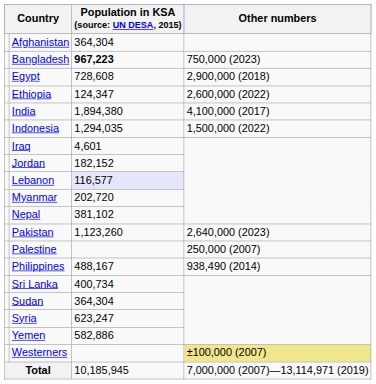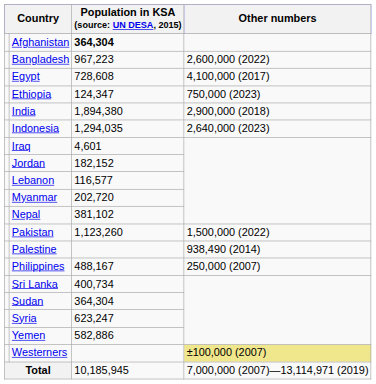(94, 42) normal -> (94, 42) bold
(94, 59) bold -> (94, 59) normal
(224, 59) 750,000 (2023) -> (228, 59) 2,600,000 (2022)
(228, 77) 2,900,000 (2018) -> (228, 77) 4,100,000 (2017)
(228, 94) 2,600,000 (2022) -> (224, 94) 750,000 (2023)
(228, 111) 4,100,000 (2017) -> (228, 111) 2,900,000 (2018)
(228, 128) 1,500,000 (2022) -> (228, 128) 2,640,000 (2023)
(94, 180) lavender background -> (94, 180) no background
(228, 232) 2,640,000 (2023) -> (228, 232) 1,500,000 (2022)
(224, 249) 250,000 (2007) -> (224, 249) 938,490 (2014)
(224, 266) 938,490 (2014) -> (224, 266) 250,000 (2007)
